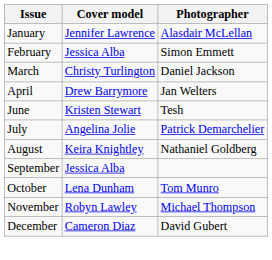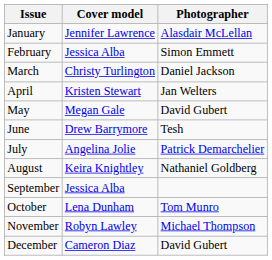(106, 91) Drew Barrymore -> (103, 91) Kristen Stewart
+ row: (18, 110)
(103, 110) Kristen Stewart -> (106, 129) Drew Barrymore
